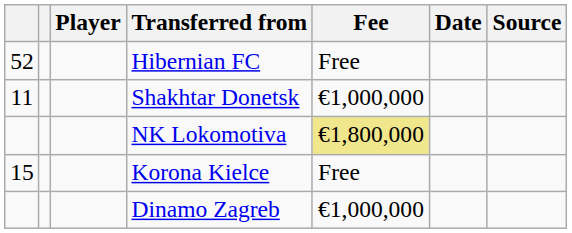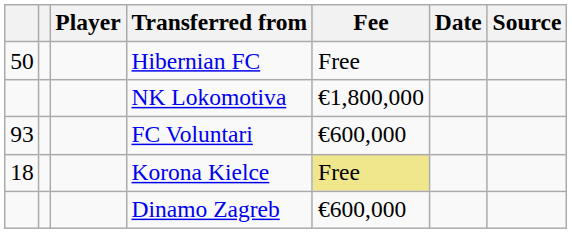(22, 60) 52 -> (22, 60) 50
- row: (215, 97)
(371, 135) khaki background -> (371, 97) no background
+ row: (192, 135)
(22, 172) 15 -> (22, 172) 18
(339, 172) no background -> (339, 172) khaki background
(371, 209) €1,000,000 -> (362, 209) €600,000
